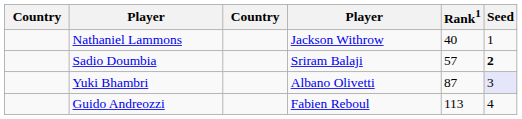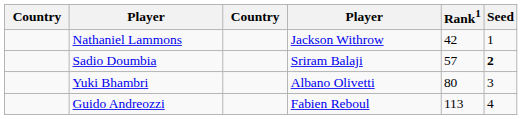(451, 40) 40 -> (451, 40) 42
(451, 82) 87 -> (451, 82) 80
(490, 82) lavender background -> (490, 82) no background
